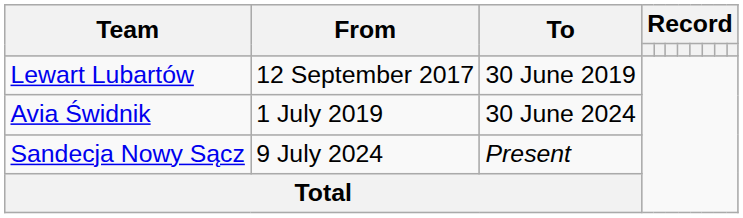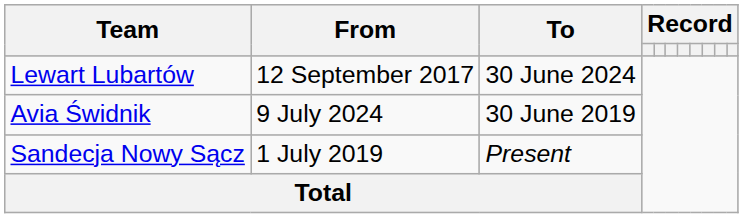(561, 74) 30 June 2019 -> (561, 74) 30 June 2024
(320, 114) 1 July 2019 -> (320, 114) 9 July 2024
(561, 114) 30 June 2024 -> (561, 114) 30 June 2019
(320, 153) 9 July 2024 -> (320, 153) 1 July 2019
